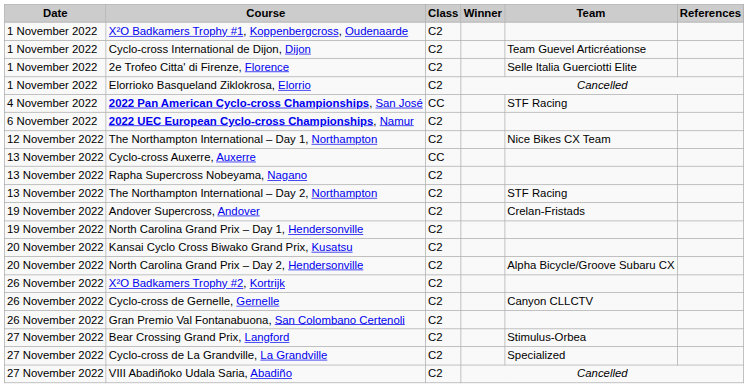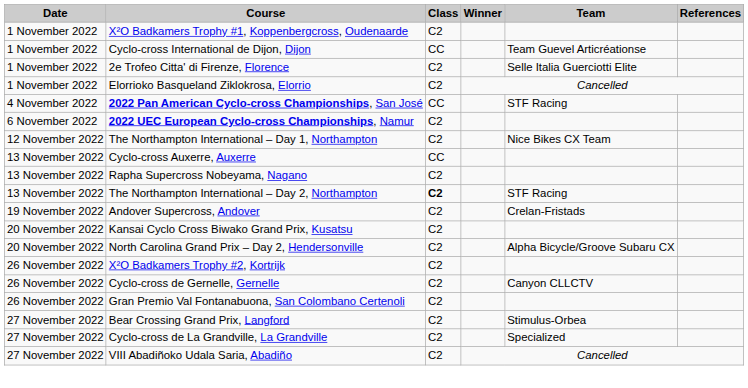(435, 49) C2 -> (436, 49) CC
(435, 193) normal -> (435, 193) bold
- row: (236, 229)
